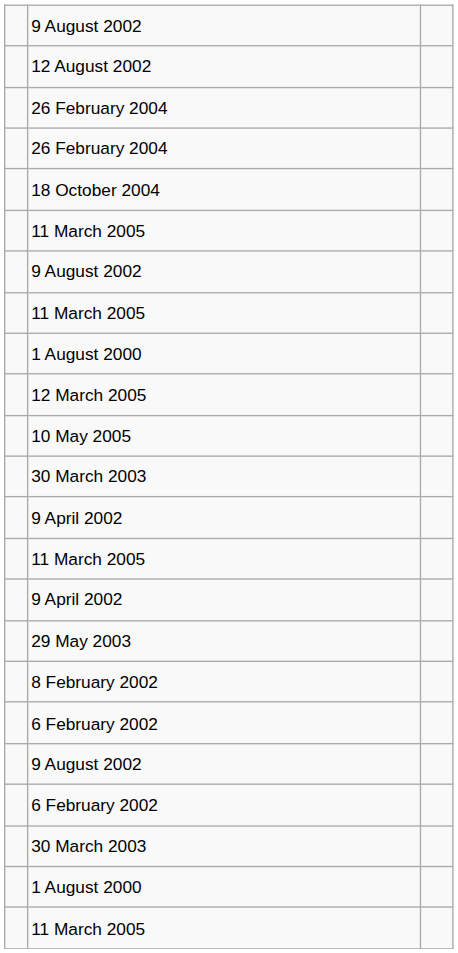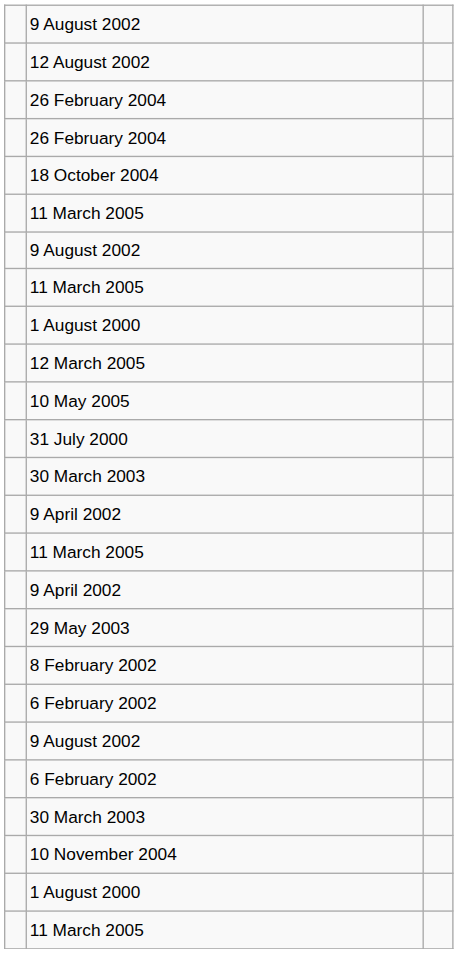+ row: (15, 439)
+ row: (15, 854)
